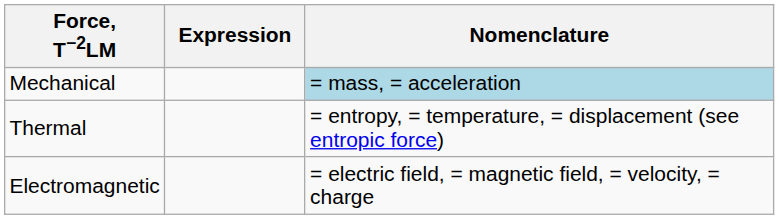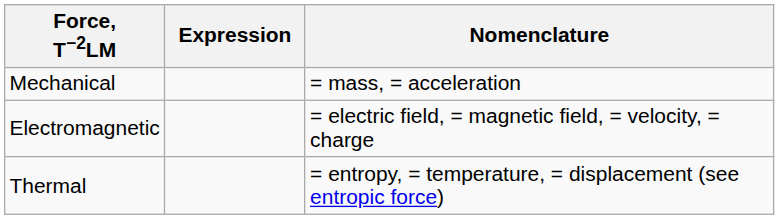(416, 83) lightblue background -> (416, 83) no background
rows swapped: (48, 128) <-> (85, 185)
